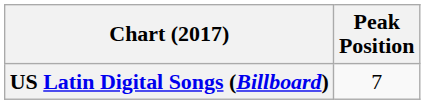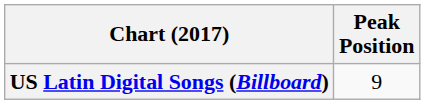(377, 81) 7 -> (377, 81) 9
